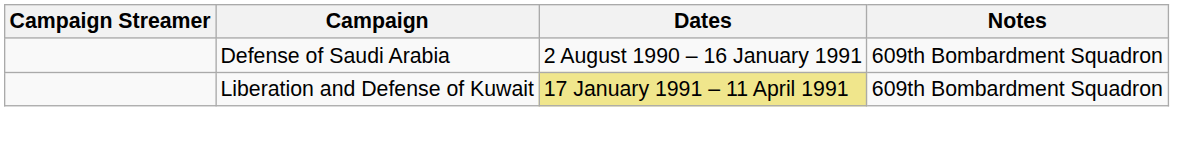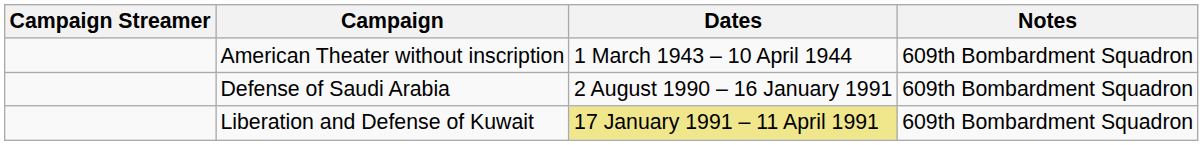+ row: (392, 55)
